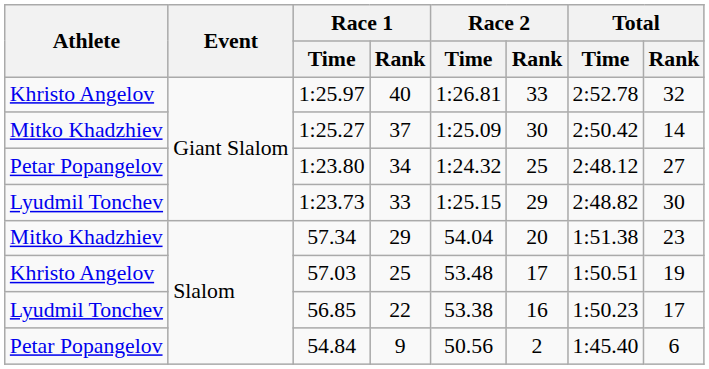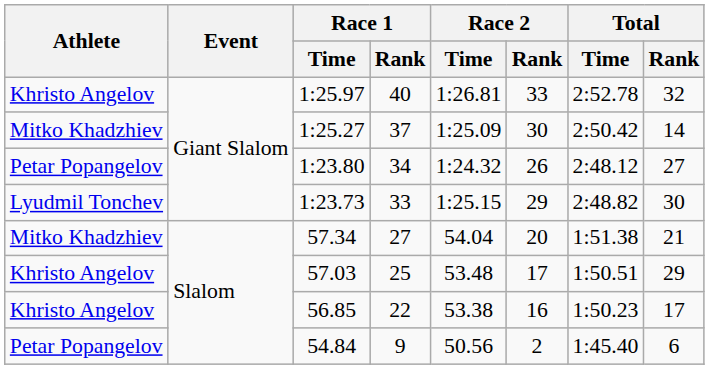(537, 166) 25 -> (537, 166) 26
(400, 237) 29 -> (400, 237) 27
(674, 237) 23 -> (674, 237) 21
(674, 273) 19 -> (674, 273) 29
(86, 309) Lyudmil Tonchev -> (82, 309) Khristo Angelov
